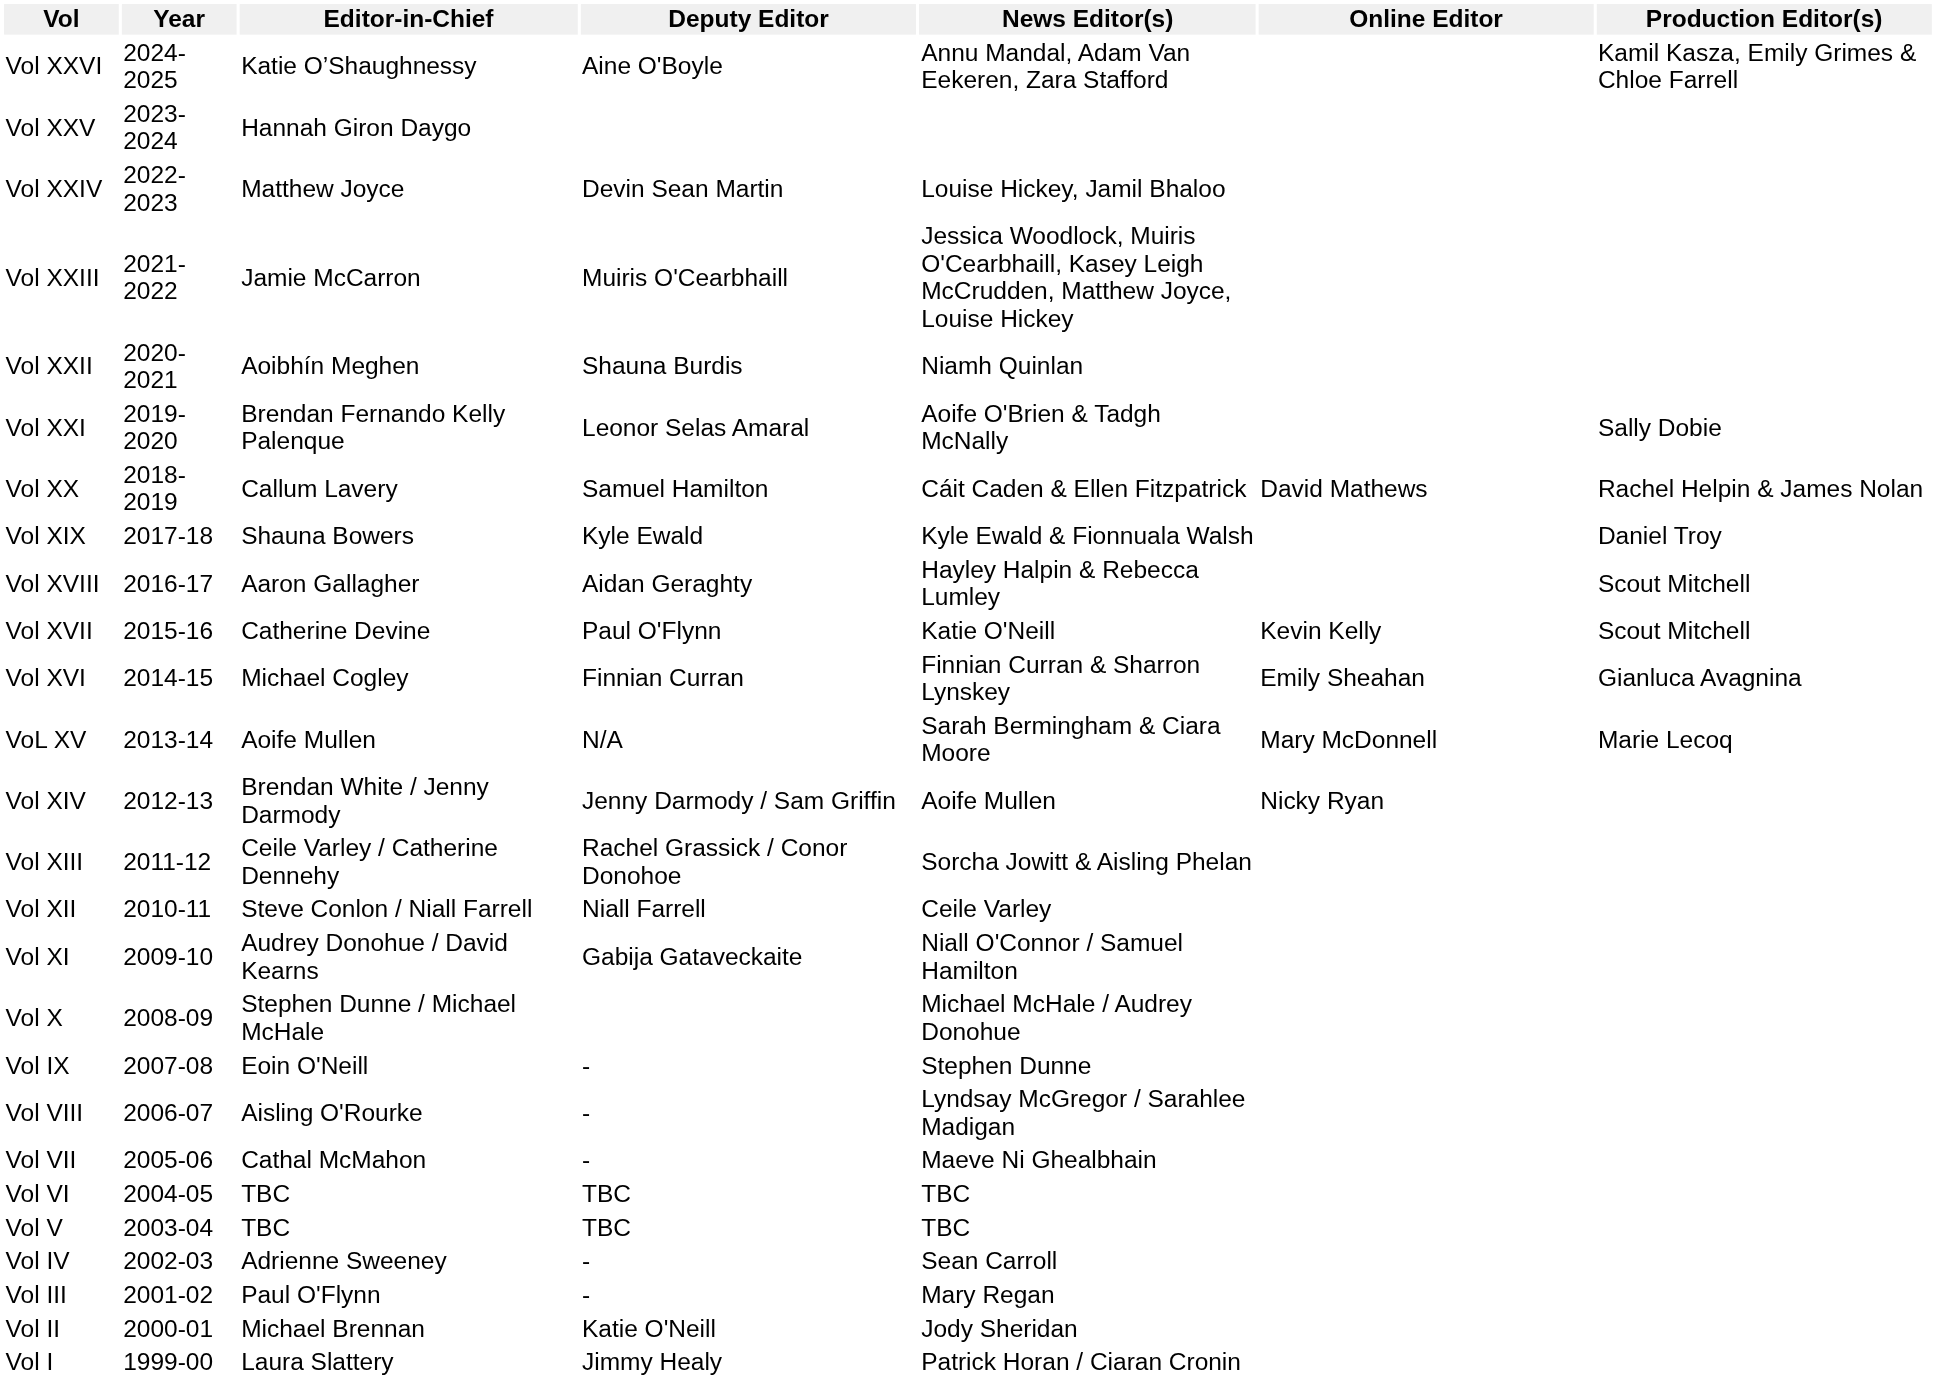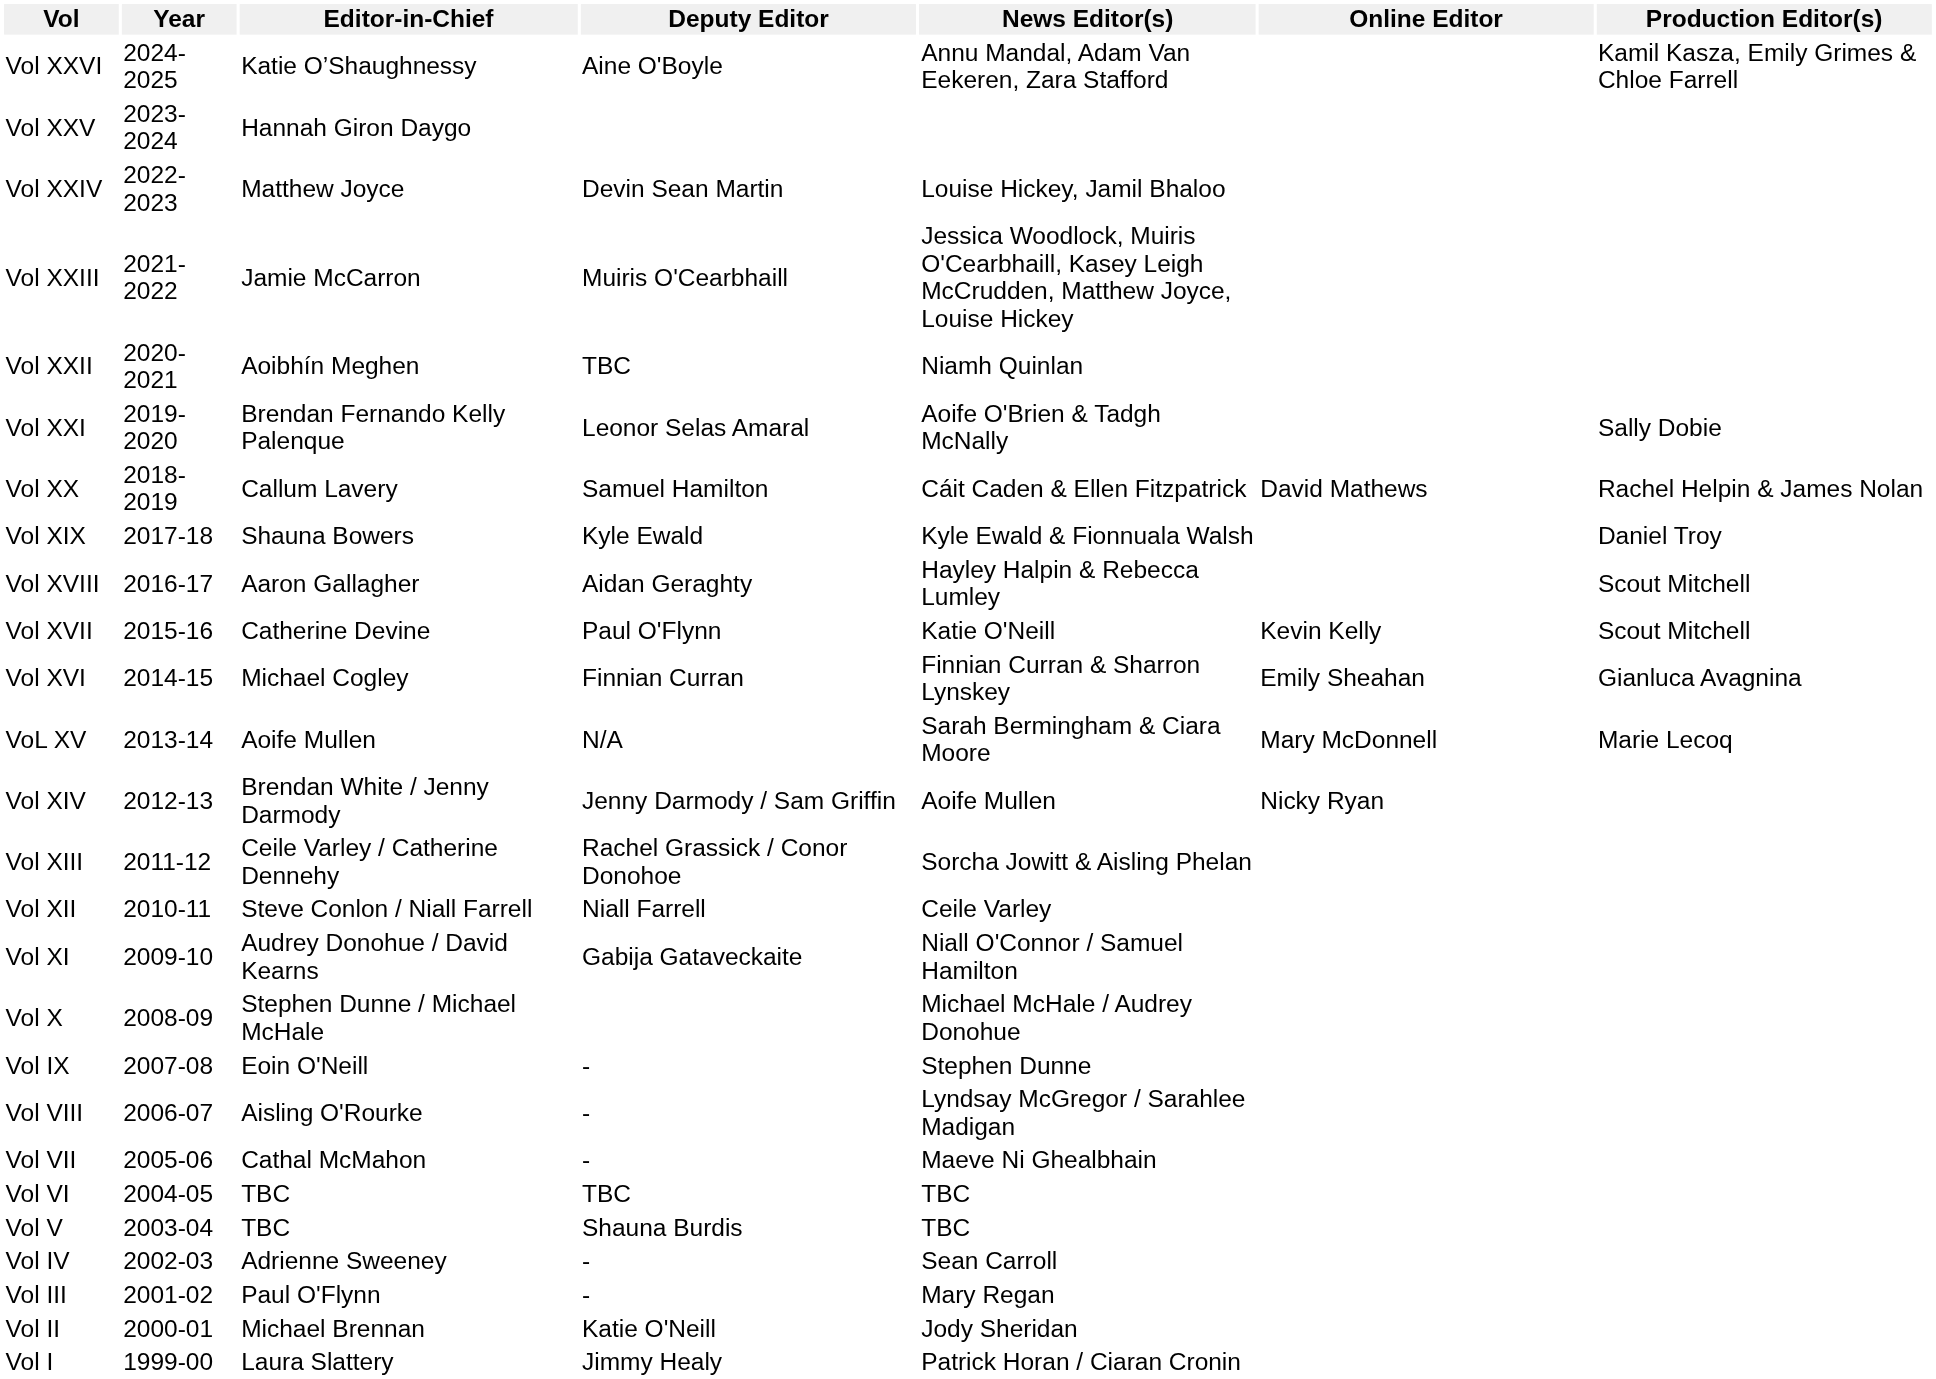(662, 366) Shauna Burdis -> (606, 366) TBC
(606, 1227) TBC -> (662, 1227) Shauna Burdis
